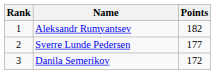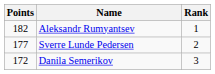columns swapped: (19, 12) <-> (194, 12)
